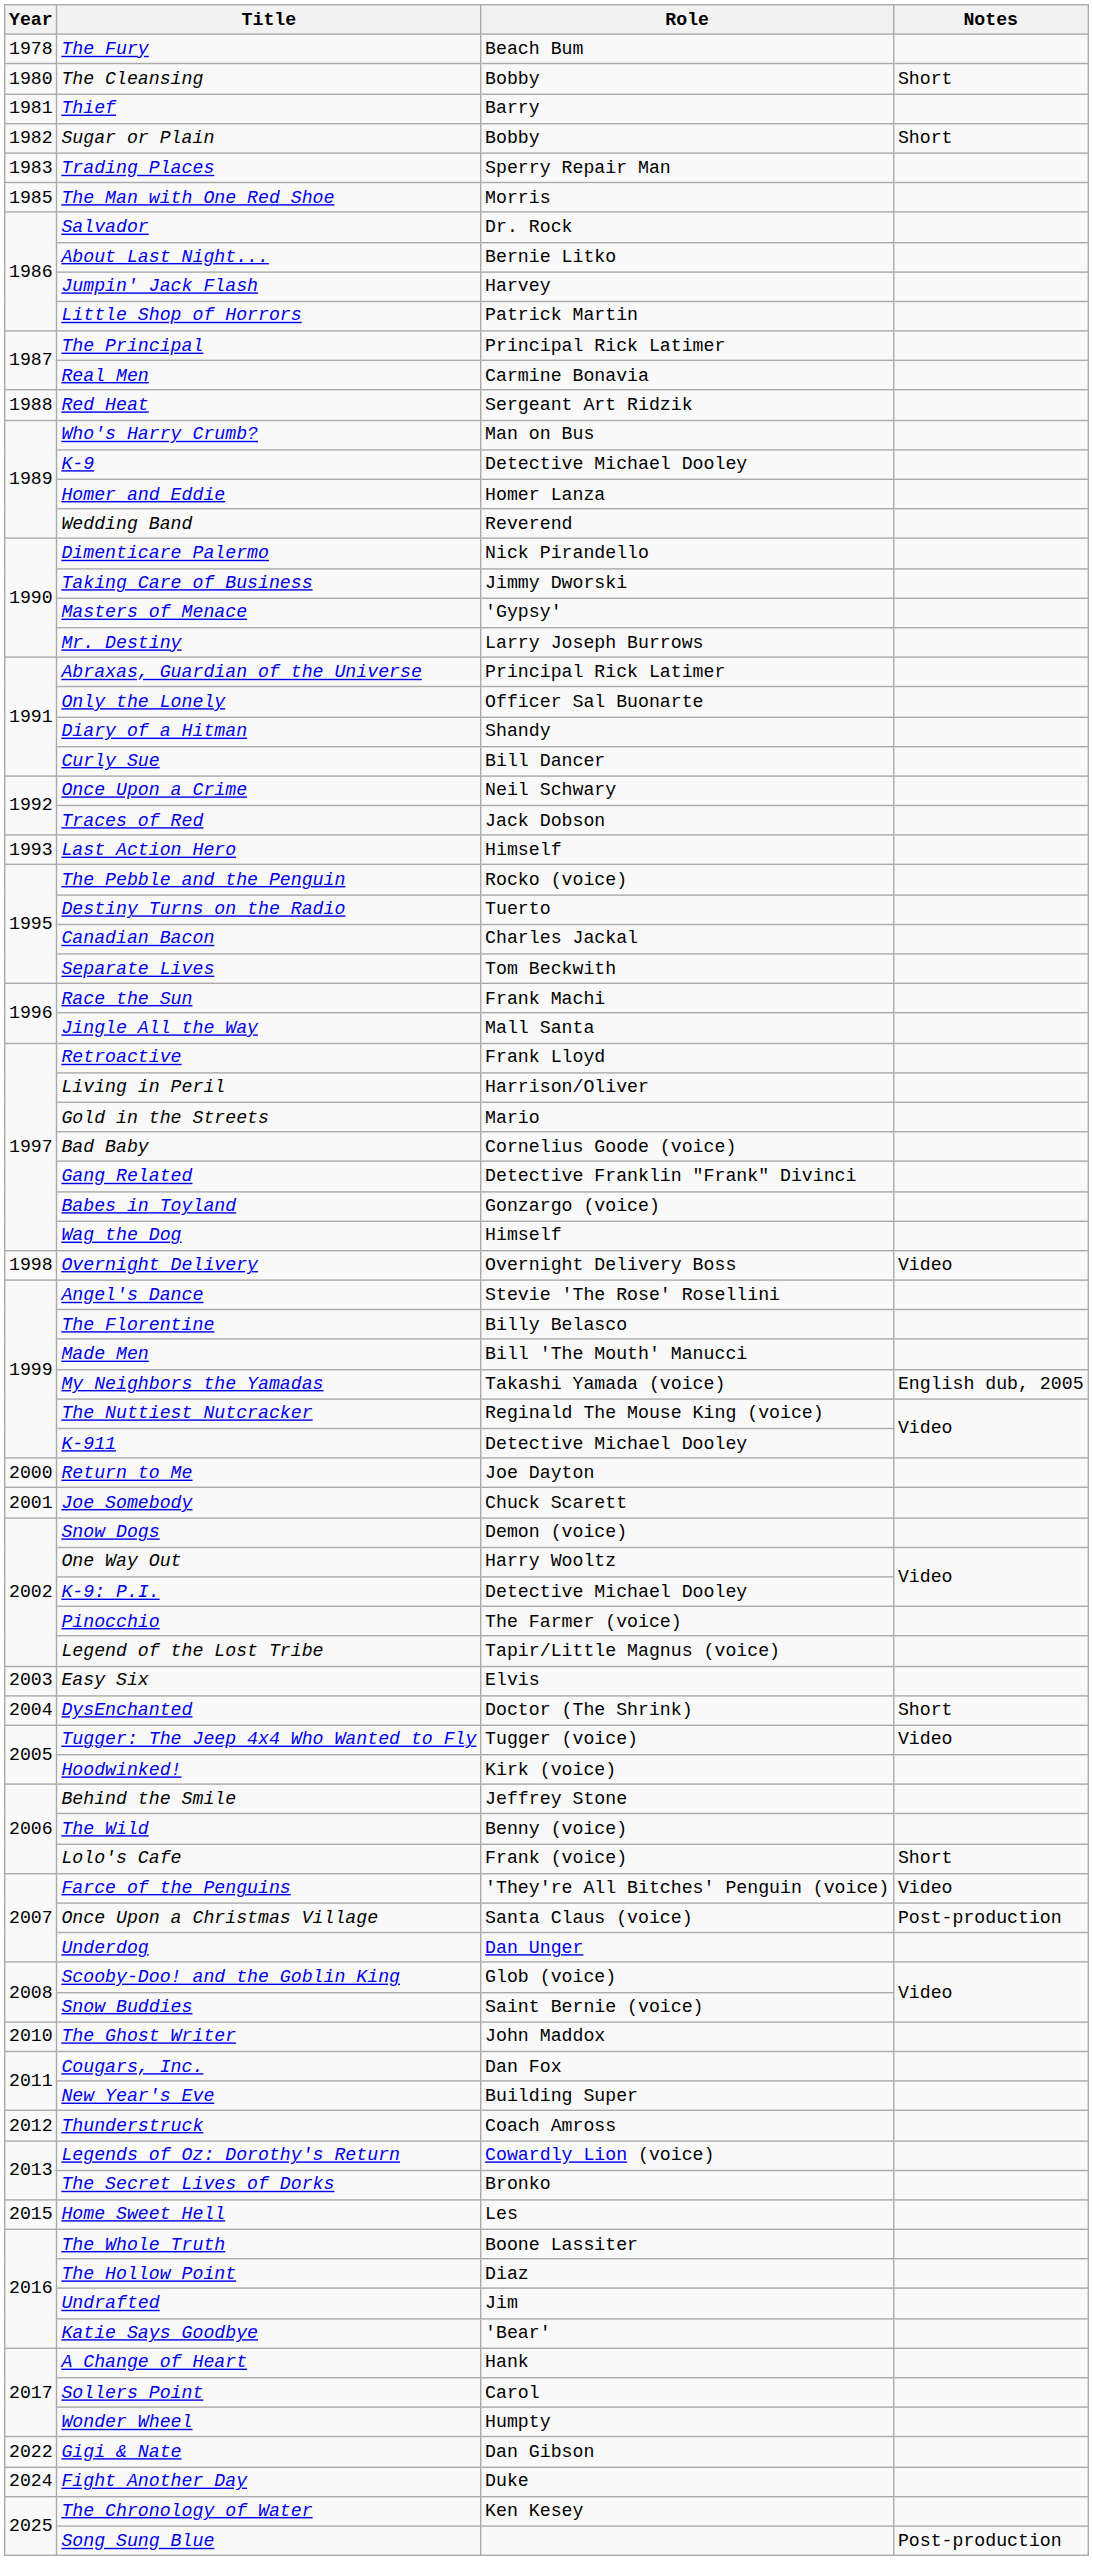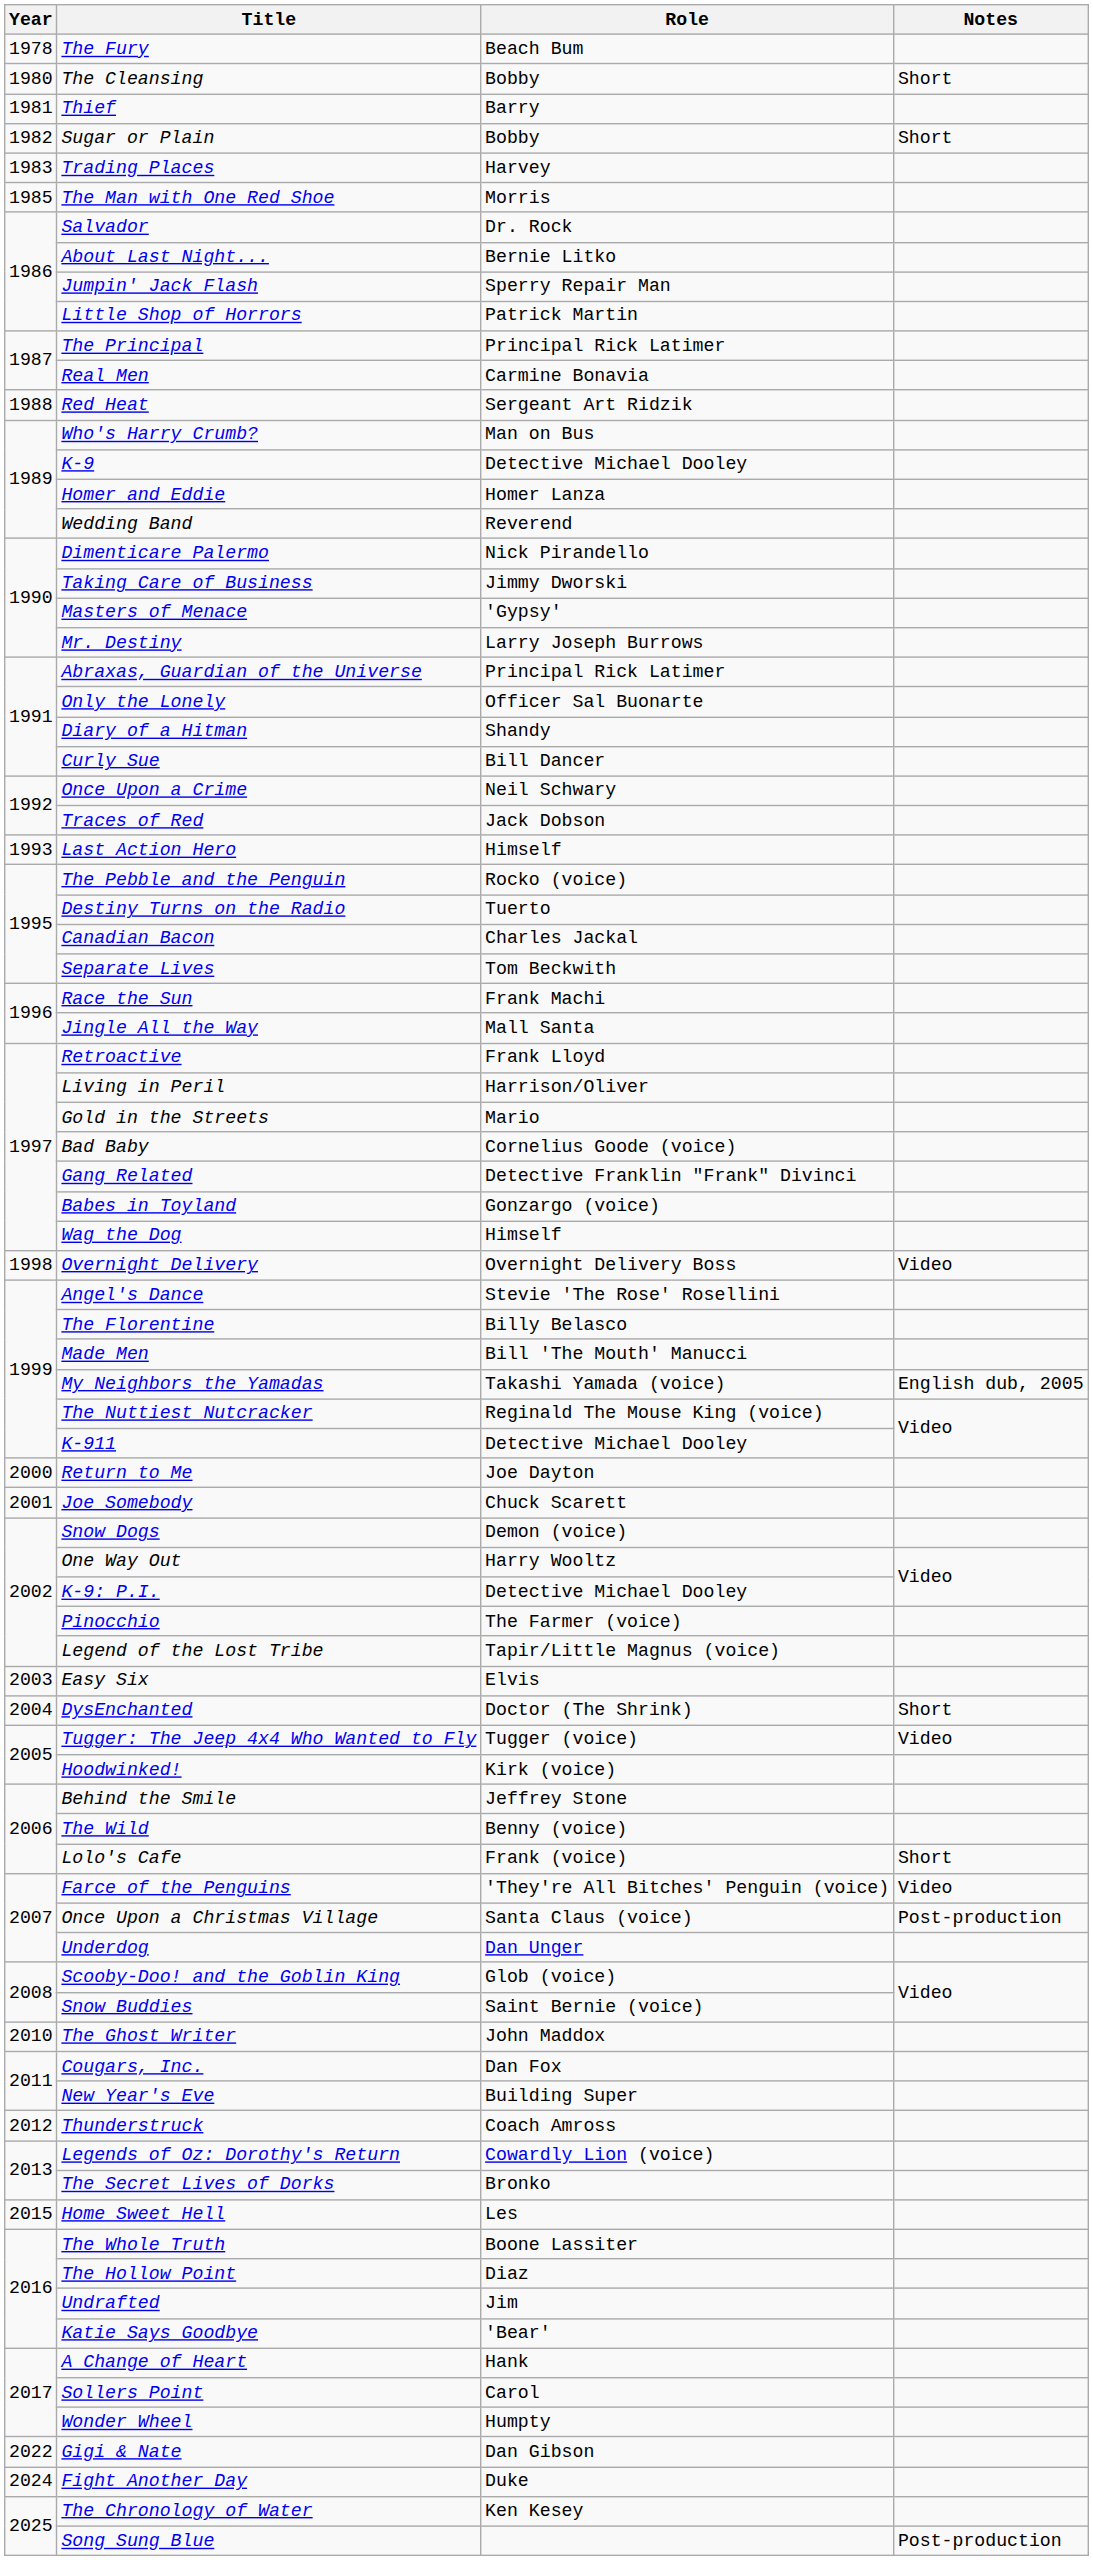(578, 168) Sperry Repair Man -> (518, 168) Harvey
(518, 286) Harvey -> (578, 286) Sperry Repair Man
